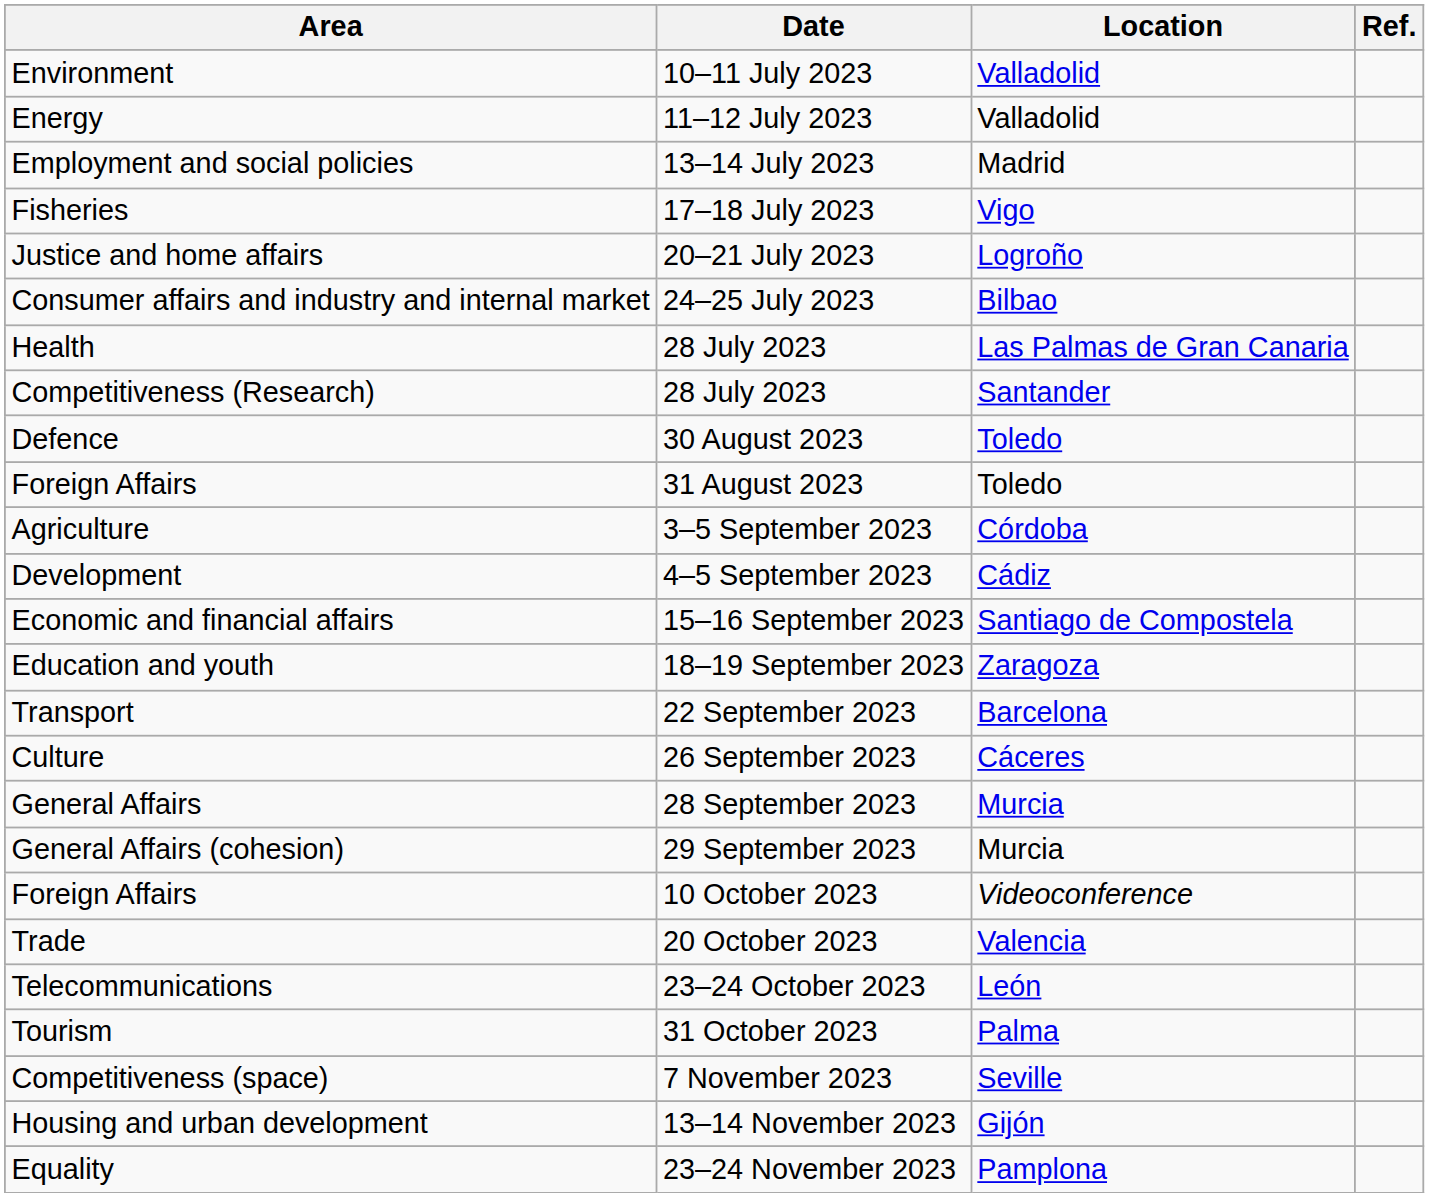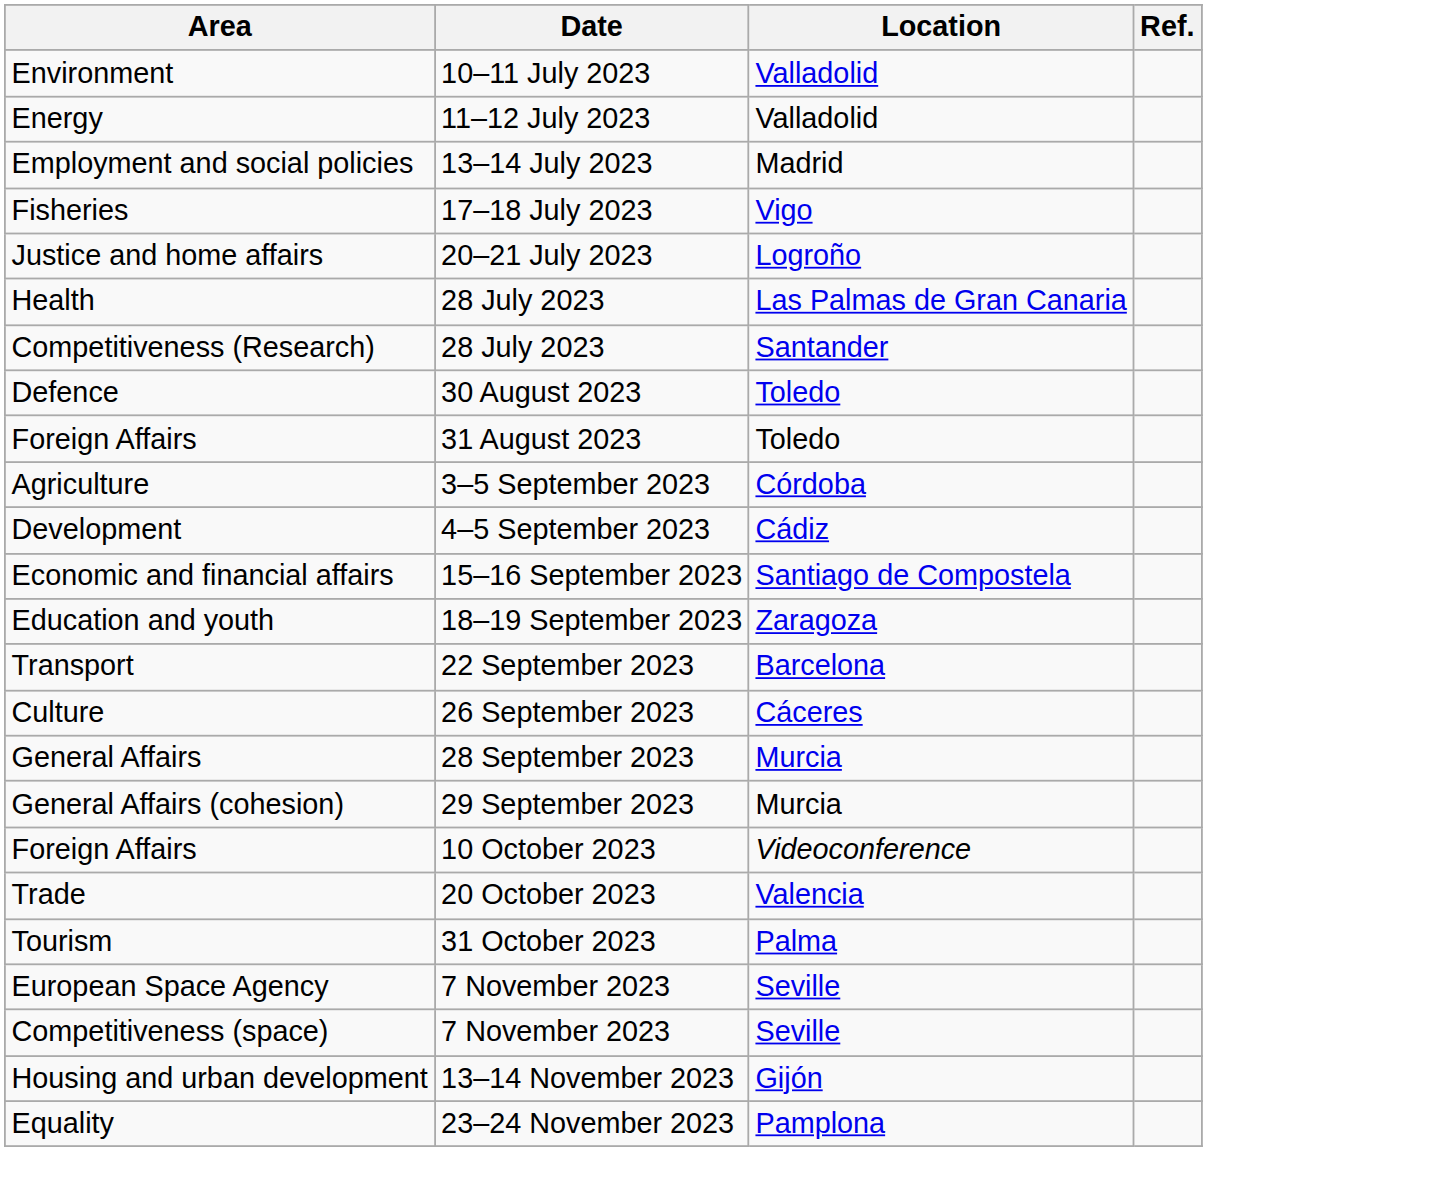- row: (331, 301)
- row: (142, 986)
+ row: (170, 986)
